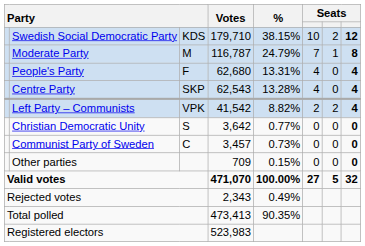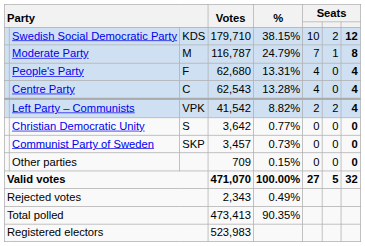(193, 89) SKP -> (186, 89) C
(186, 144) C -> (193, 144) SKP
